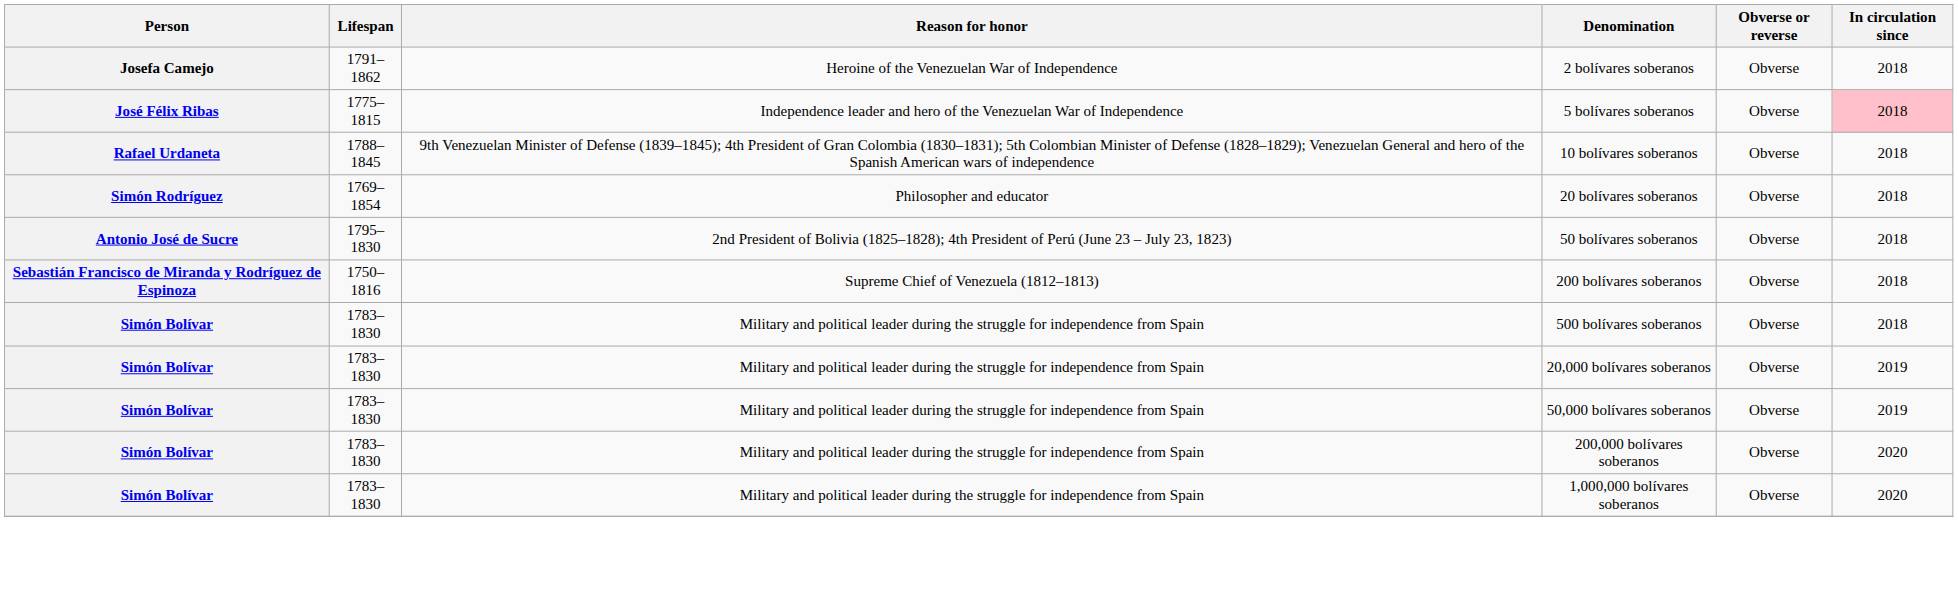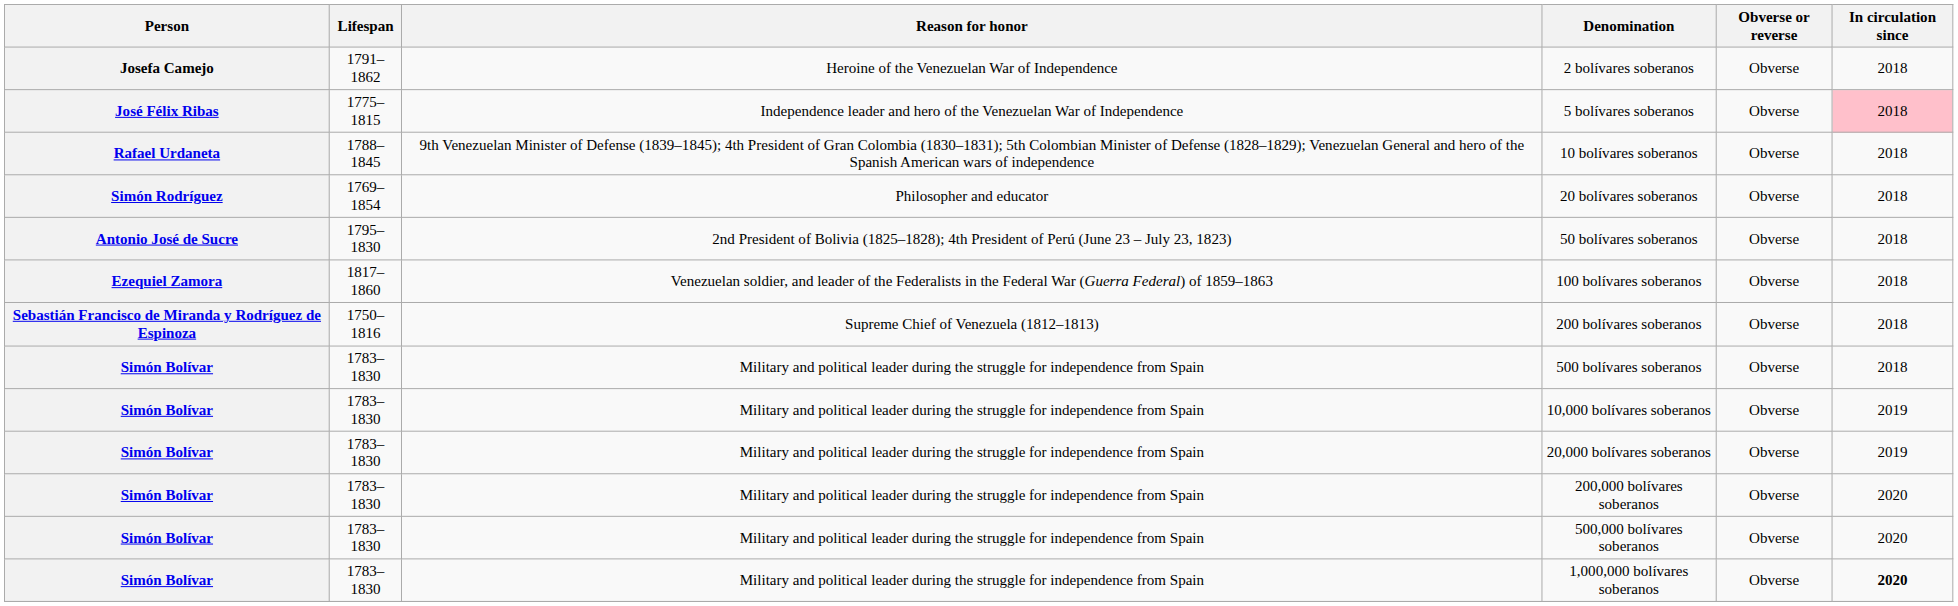+ row: (1629, 281)
+ row: (1629, 409)
- row: (1629, 409)
+ row: (1629, 537)
(1892, 494) normal -> (1892, 580) bold
